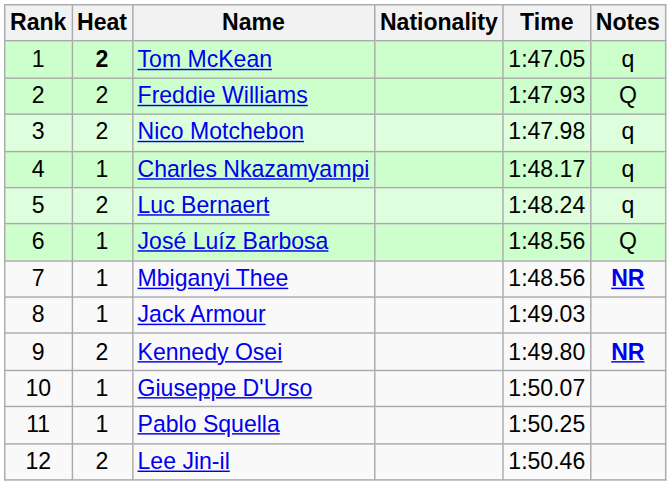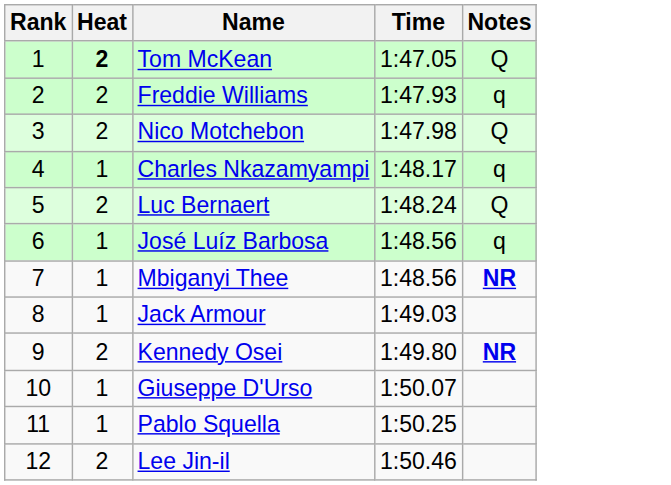- column: (439, 22)
(628, 59) q -> (499, 59) Q
(628, 95) Q -> (499, 95) q
(628, 132) q -> (499, 132) Q
(628, 205) q -> (499, 205) Q
(628, 242) Q -> (499, 242) q
